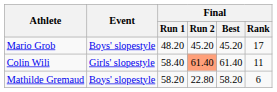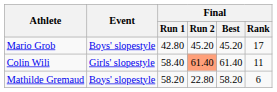(173, 46) 48.20 -> (173, 46) 42.80
